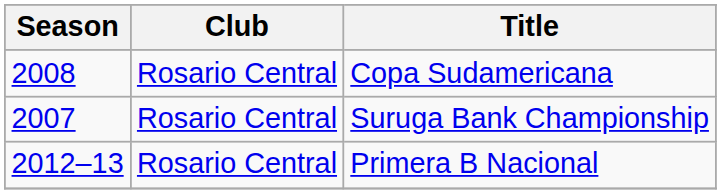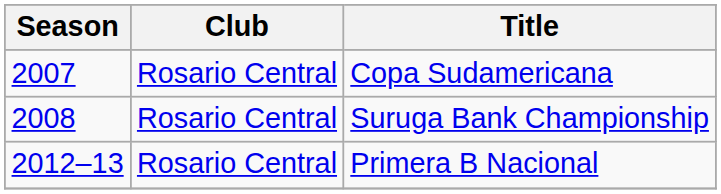(44, 73) 2008 -> (44, 73) 2007
(44, 118) 2007 -> (44, 118) 2008
